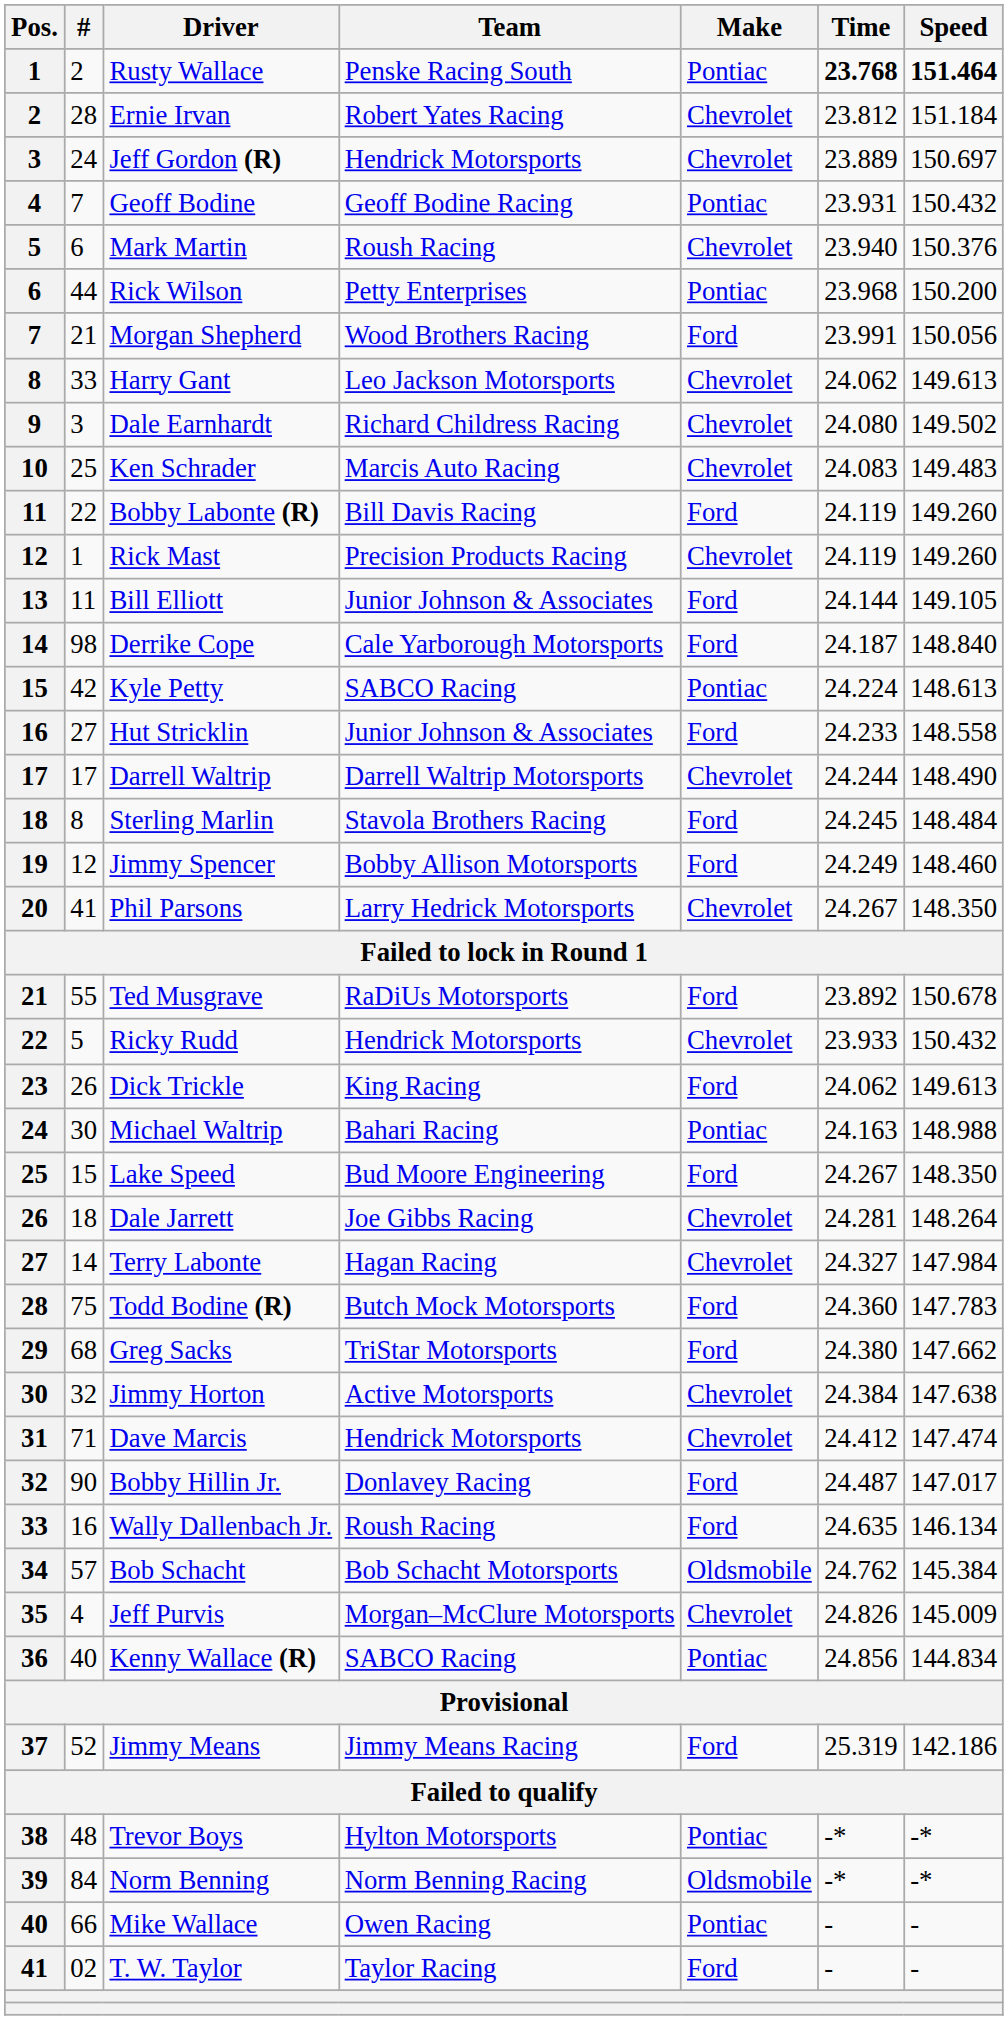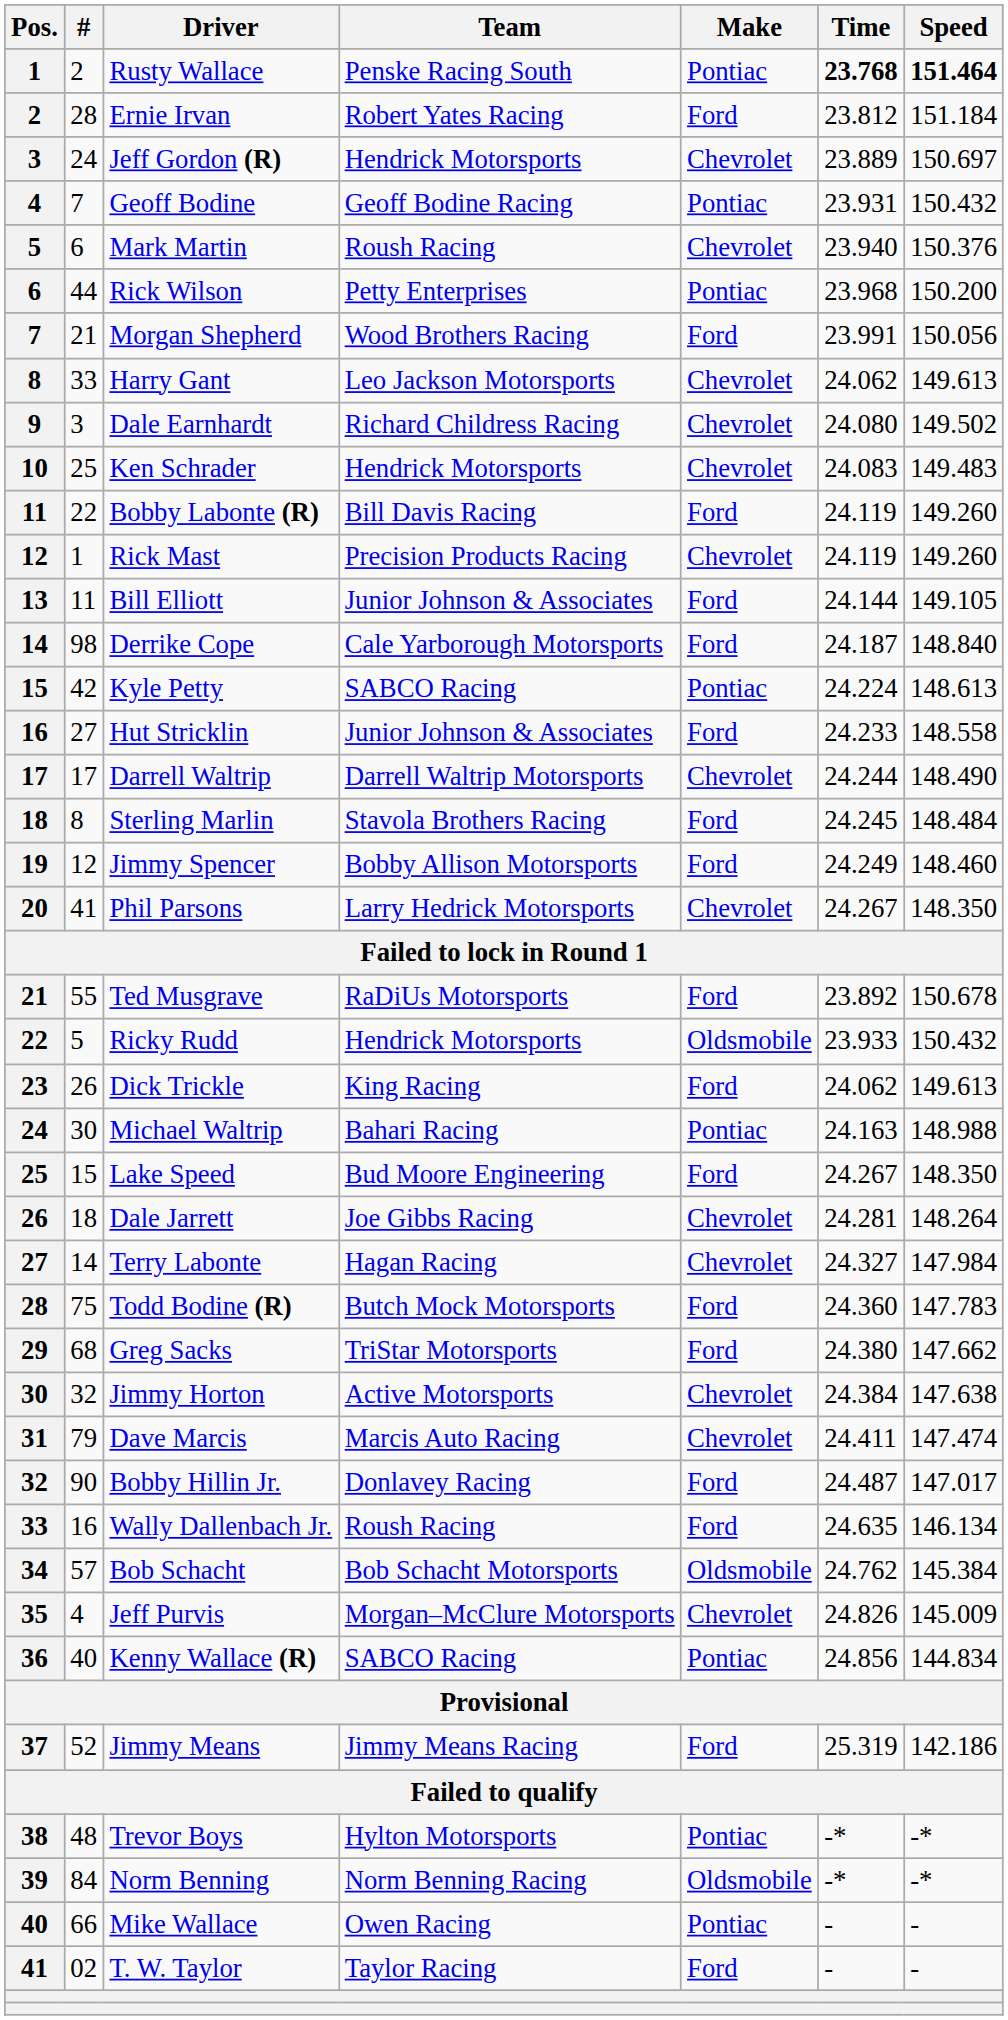(740, 114) Chevrolet -> (712, 114) Ford
(452, 467) Marcis Auto Racing -> (463, 467) Hendrick Motorsports
(740, 1041) Chevrolet -> (749, 1041) Oldsmobile
(84, 1438) 71 -> (84, 1438) 79
(463, 1438) Hendrick Motorsports -> (452, 1438) Marcis Auto Racing
(861, 1438) 24.412 -> (860, 1438) 24.411
